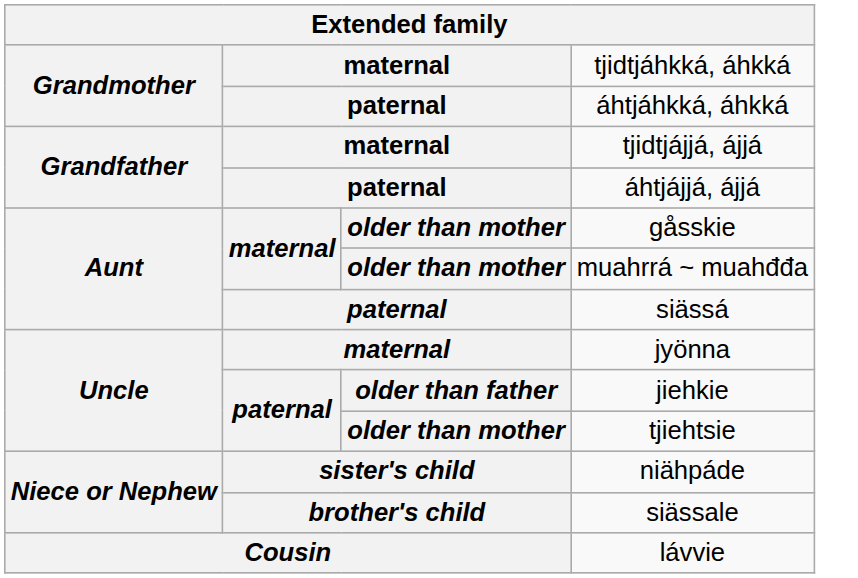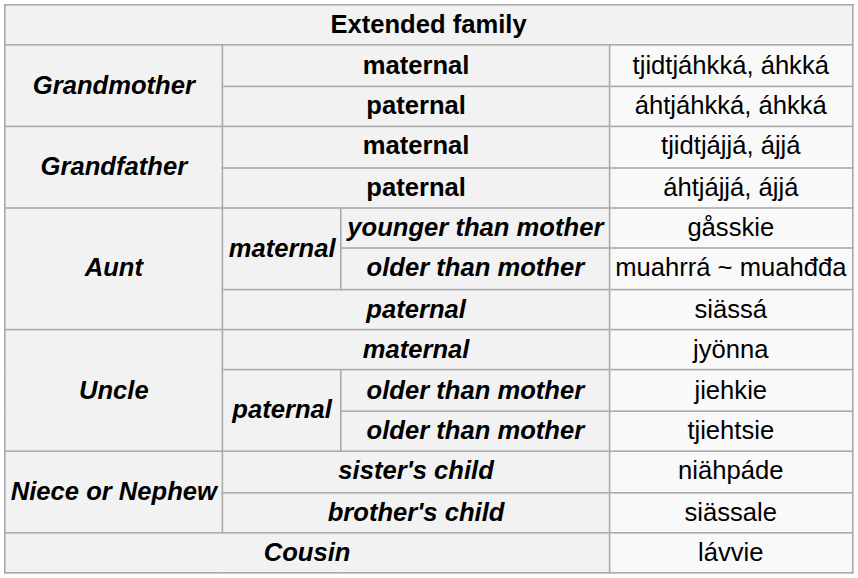(456, 227) older than mother -> (475, 227) younger than mother
(456, 390) older than father -> (475, 390) older than mother
